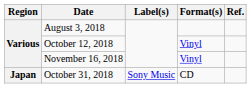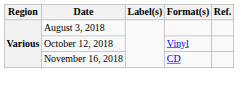(191, 59) Vinyl -> (174, 59) CD
- row: (78, 75)
